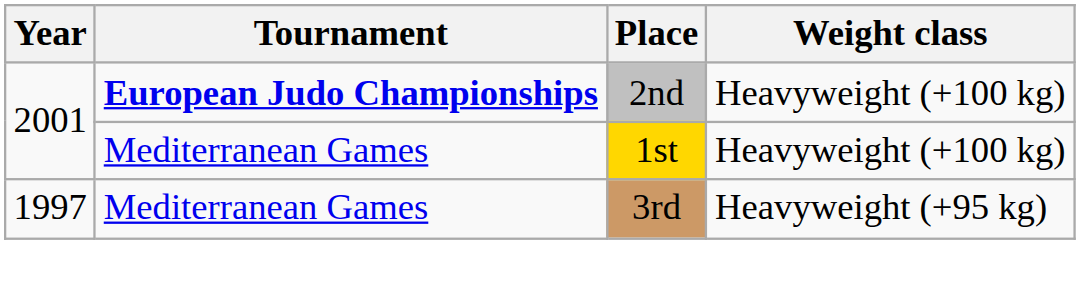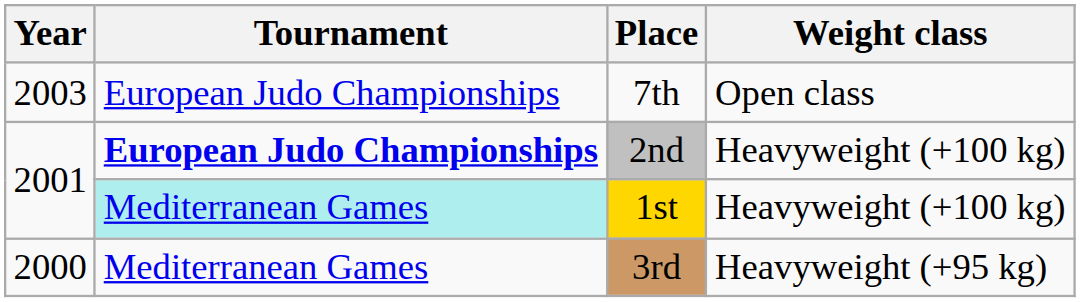+ row: (657, 91)
(266, 149) no background -> (266, 207) paleturquoise background
(50, 207) 1997 -> (50, 265) 2000
